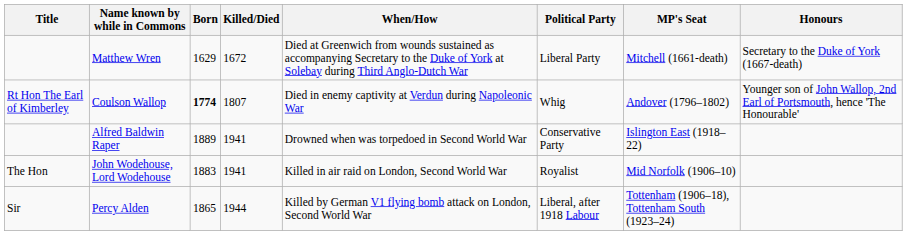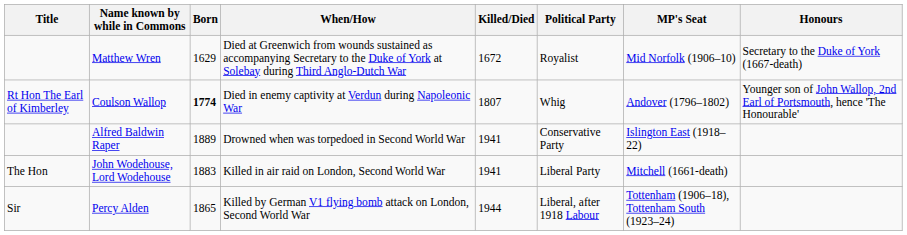columns swapped: (251, 20) <-> (410, 20)
(570, 57) Liberal Party -> (559, 57) Royalist
(677, 57) Mitchell (1661-death) -> (681, 57) Mid Norfolk (1906–10)
(559, 170) Royalist -> (570, 170) Liberal Party
(681, 170) Mid Norfolk (1906–10) -> (677, 170) Mitchell (1661-death)
